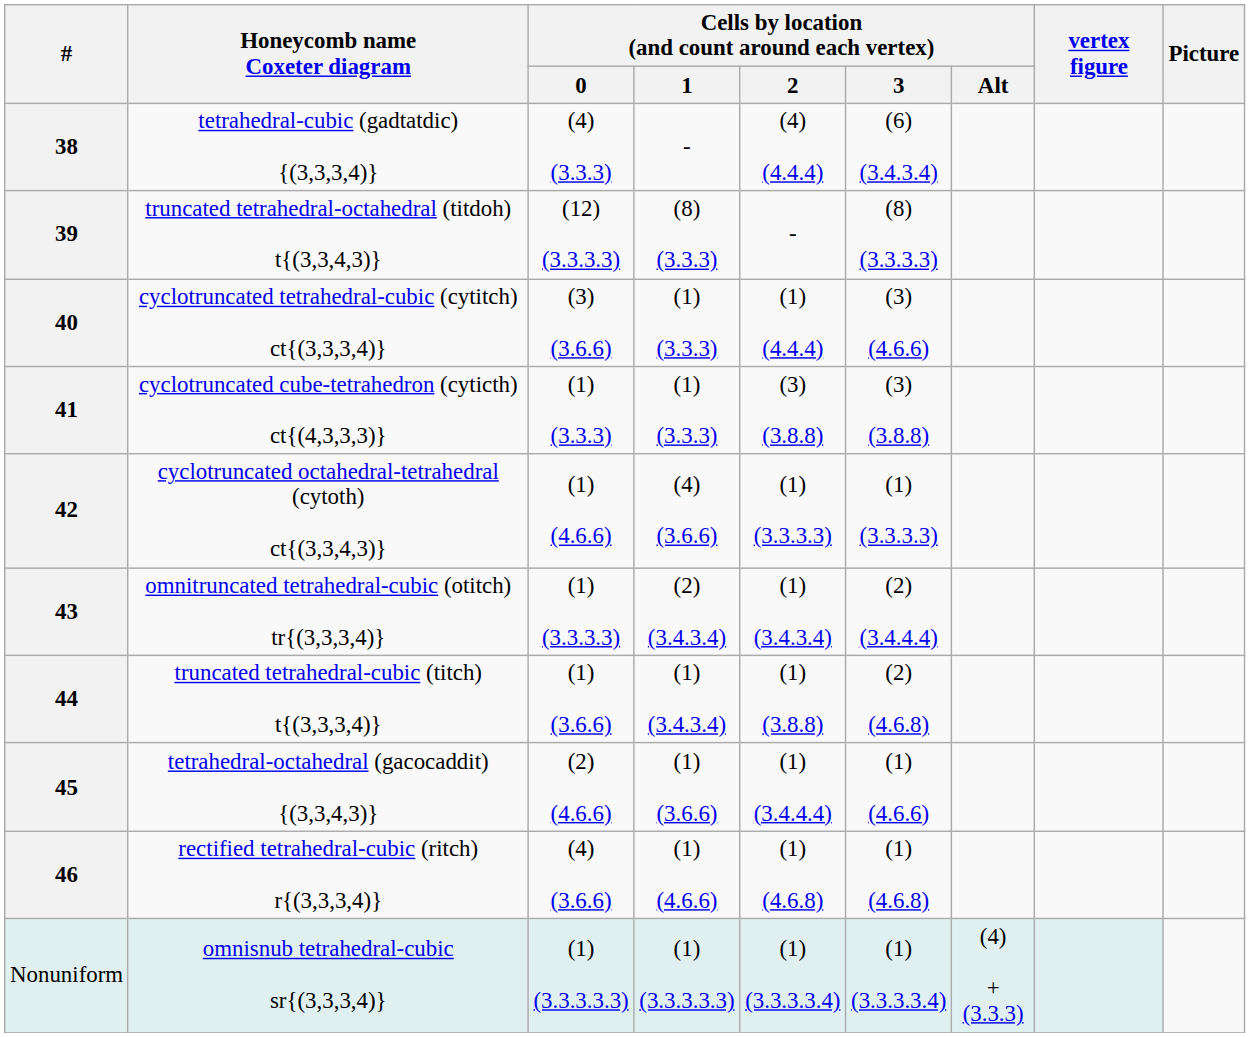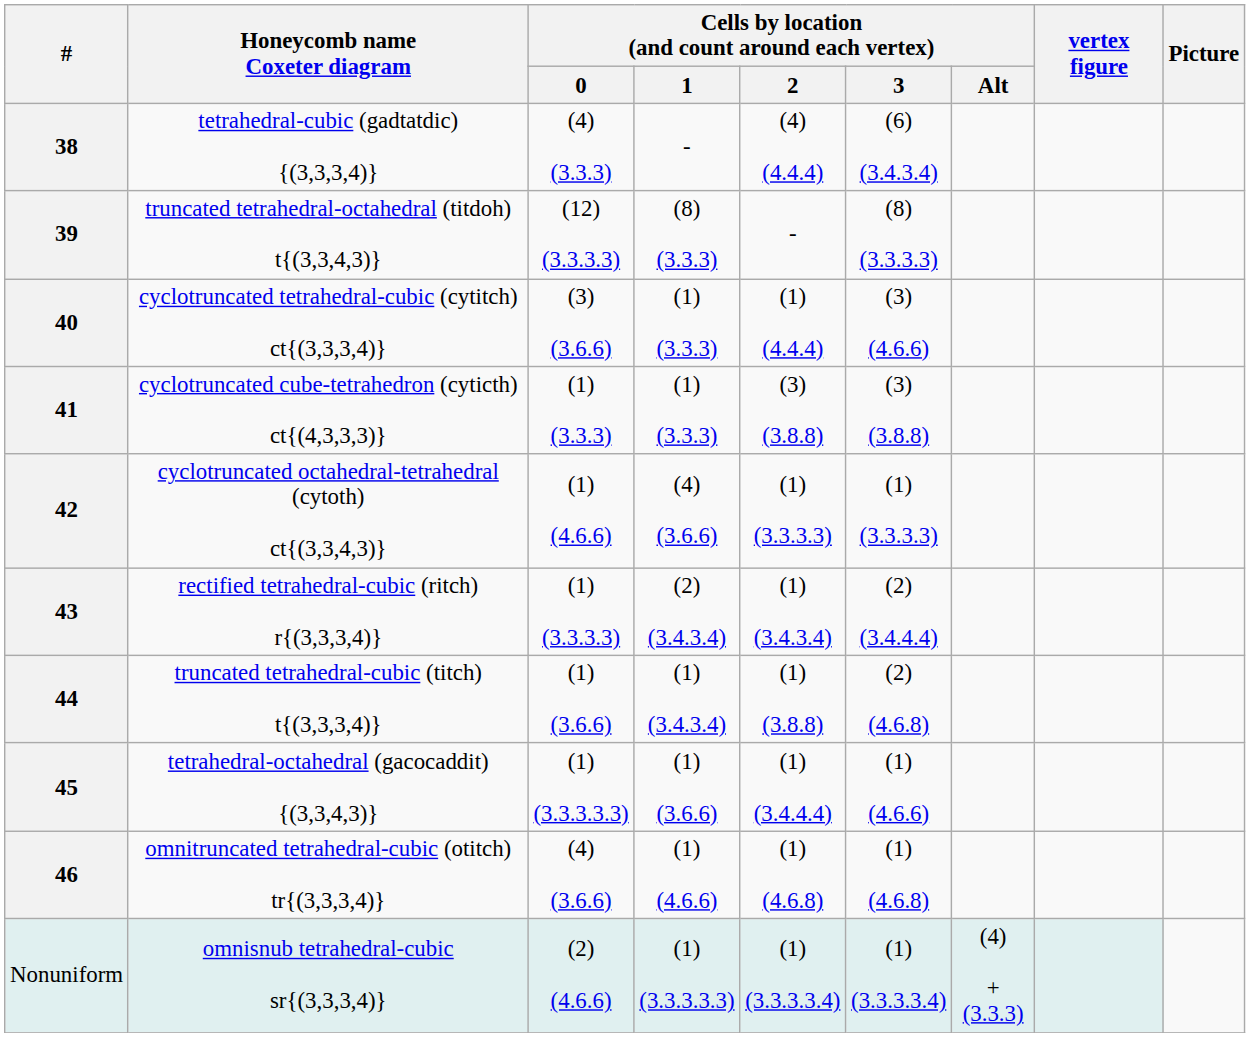(328, 611) omnitruncated tetrahedral-cubic (otitch) tr{(3,3,3,4)} -> (328, 611) rectified tetrahedral-cubic (ritch) r{(3,3,3,4)}
(581, 786) (2) (4.6.6) -> (581, 786) (1) (3.3.3.3.3)
(328, 874) rectified tetrahedral-cubic (ritch) r{(3,3,3,4)} -> (328, 874) omnitruncated tetrahedral-cubic (otitch) tr{(3,3,3,4)}
(581, 975) (1) (3.3.3.3.3) -> (581, 975) (2) (4.6.6)
